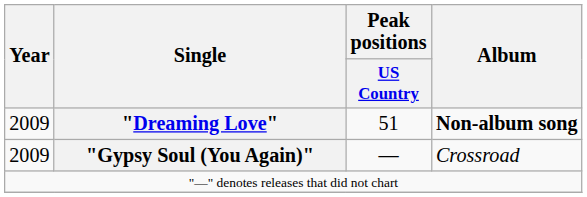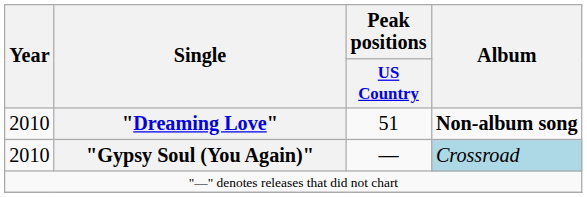(29, 123) 2009 -> (29, 123) 2010
(29, 155) 2009 -> (29, 155) 2010
(478, 155) no background -> (478, 155) lightblue background
